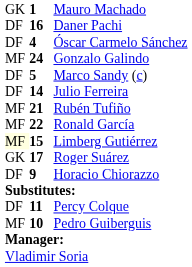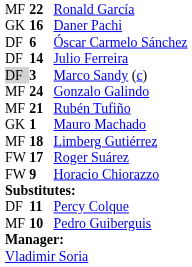rows swapped: (100, 9) <-> (94, 124)
(14, 25) DF -> (15, 25) GK
(33, 42) 4 -> (33, 42) 6
rows swapped: (91, 91) <-> (101, 58)
(14, 75) no background -> (14, 75) lightgrey background
(33, 75) 5 -> (33, 75) 3
(15, 141) lightyellow background -> (15, 141) no background
(36, 141) 15 -> (36, 141) 18
(15, 157) GK -> (15, 157) FW
(14, 174) DF -> (15, 174) FW
